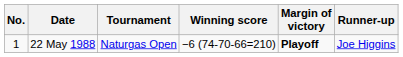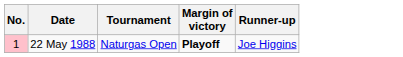- column: (229, 20)
(16, 44) no background -> (16, 44) pink background
